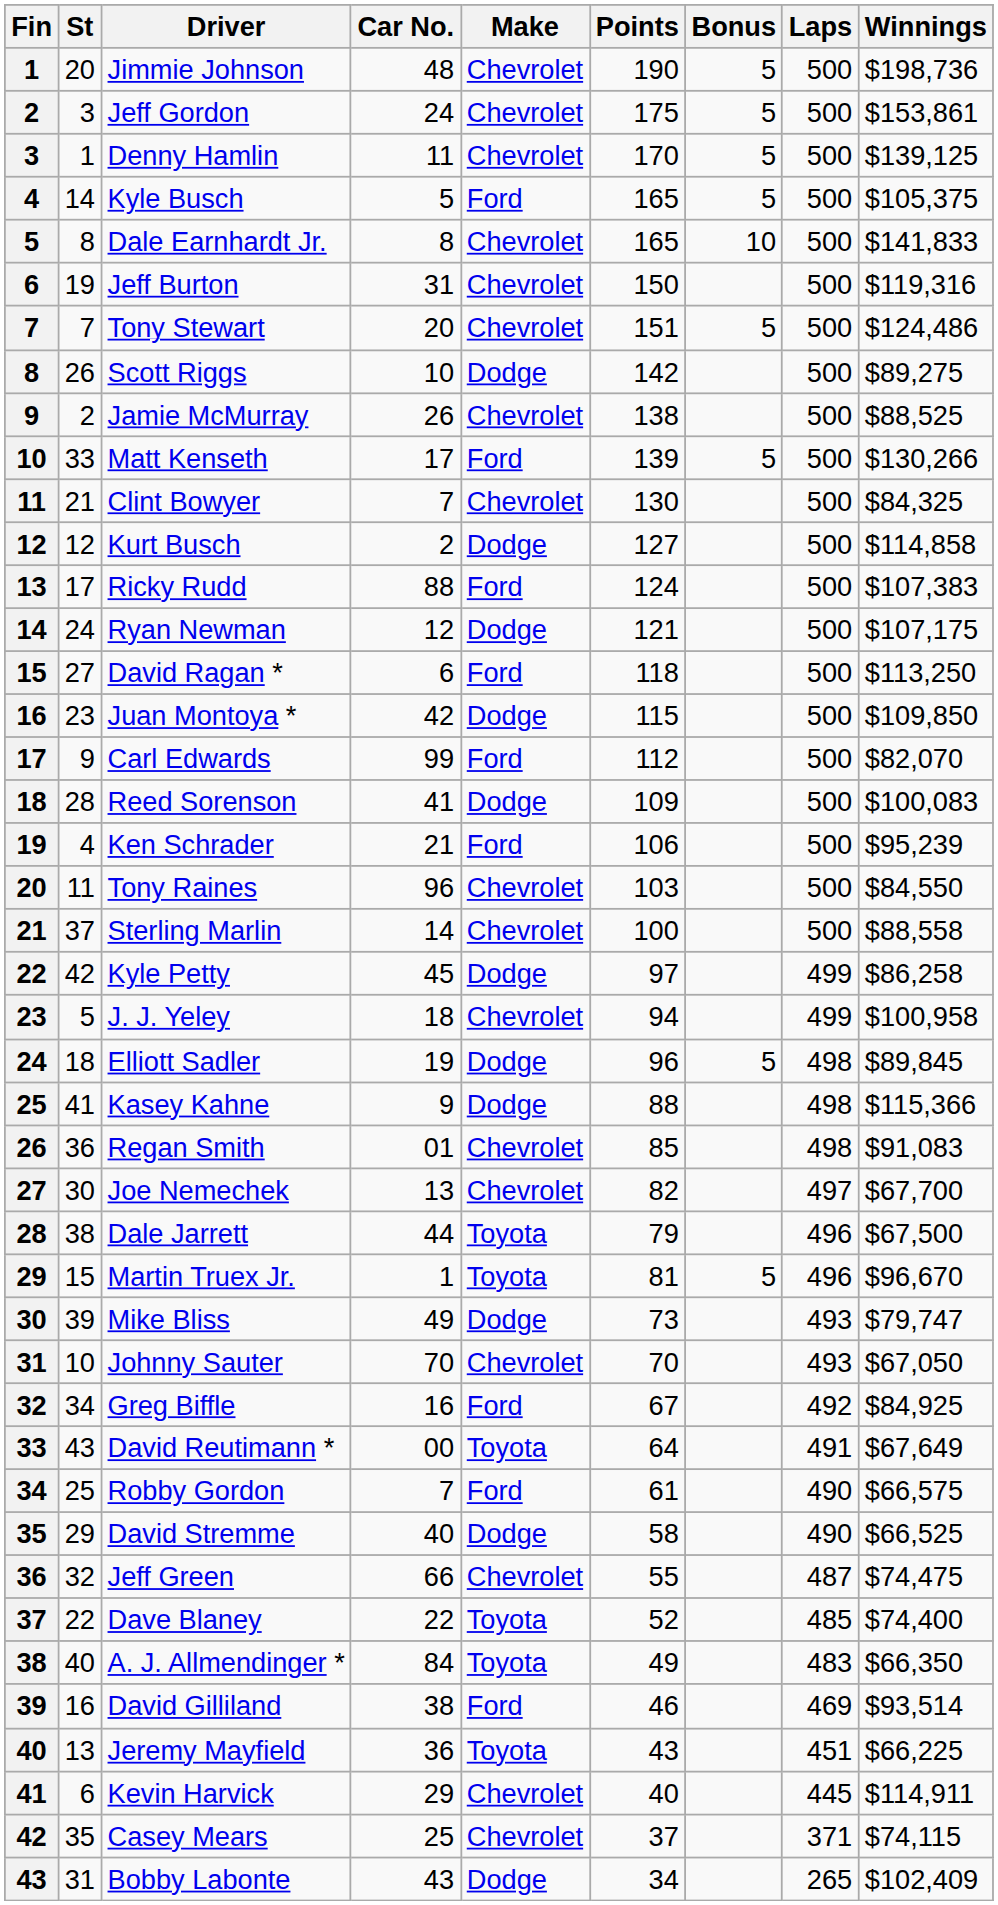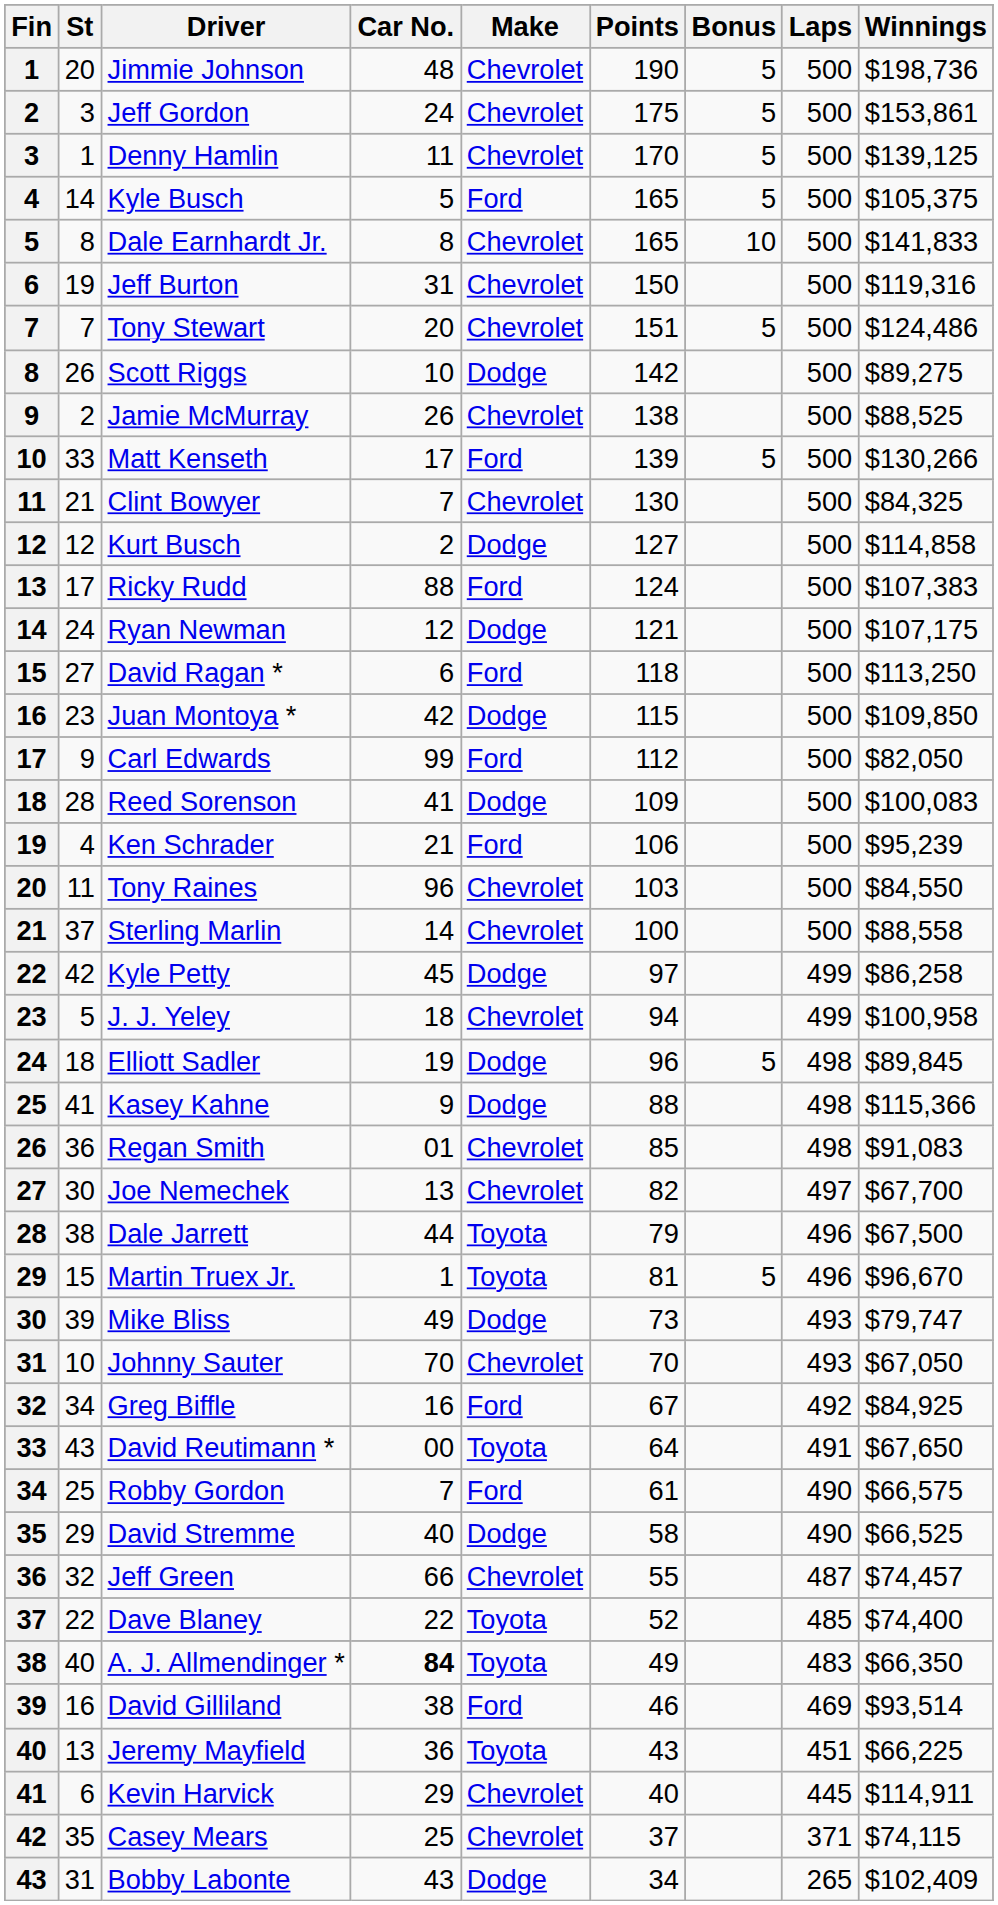(914, 759) $82,070 -> (914, 759) $82,050
(914, 1448) $67,649 -> (914, 1448) $67,650
(914, 1577) $74,475 -> (914, 1577) $74,457
(439, 1663) normal -> (439, 1663) bold
